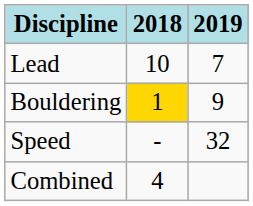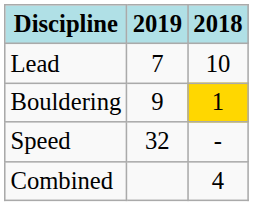columns swapped: (157, 24) <-> (218, 24)
